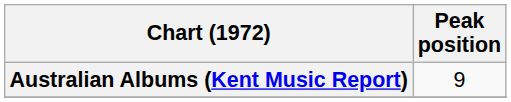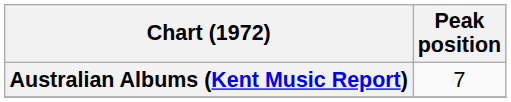(459, 79) 9 -> (459, 79) 7
